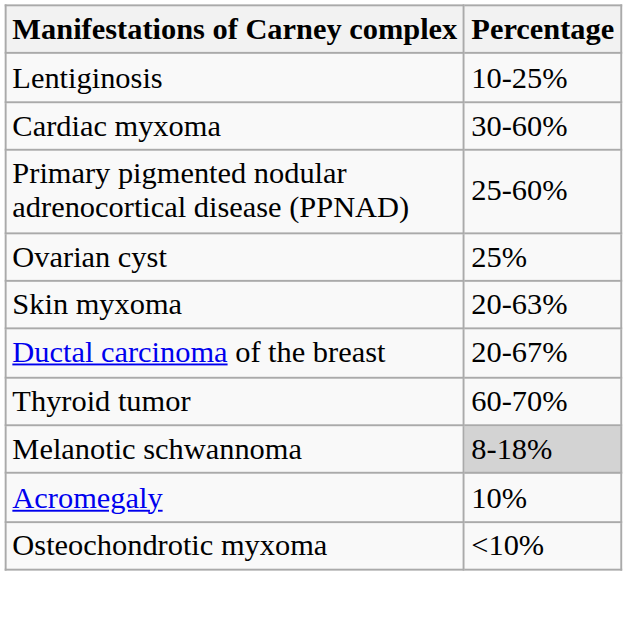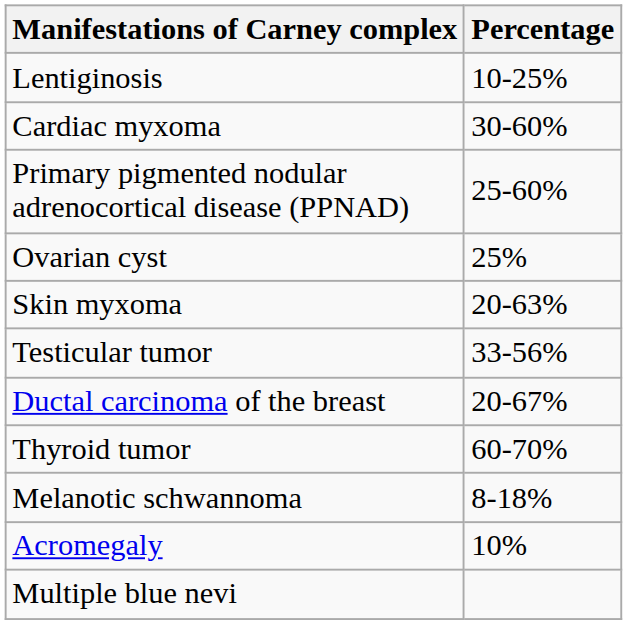+ row: (112, 352)
(512, 448) lightgrey background -> (512, 497) no background
- row: (170, 545)
+ row: (125, 593)
